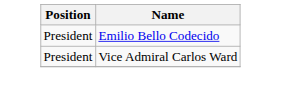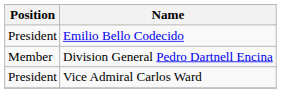+ row: (168, 56)
